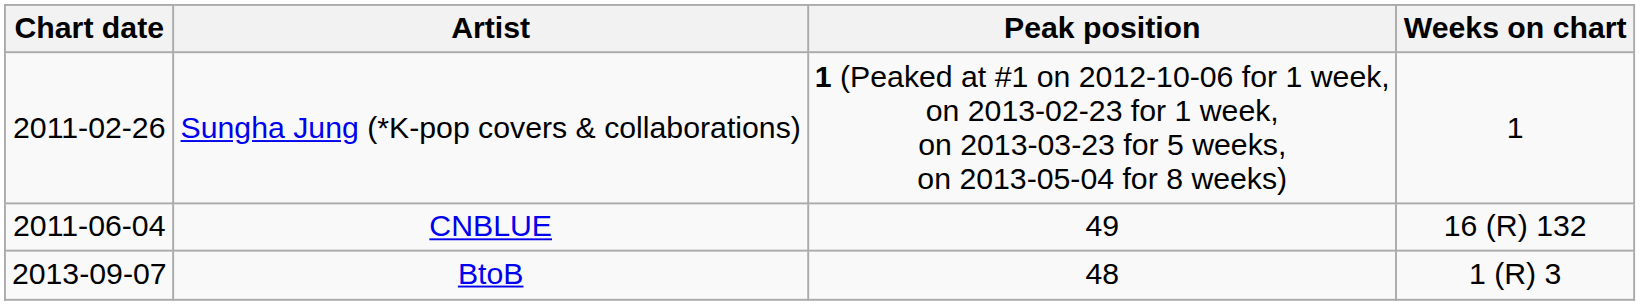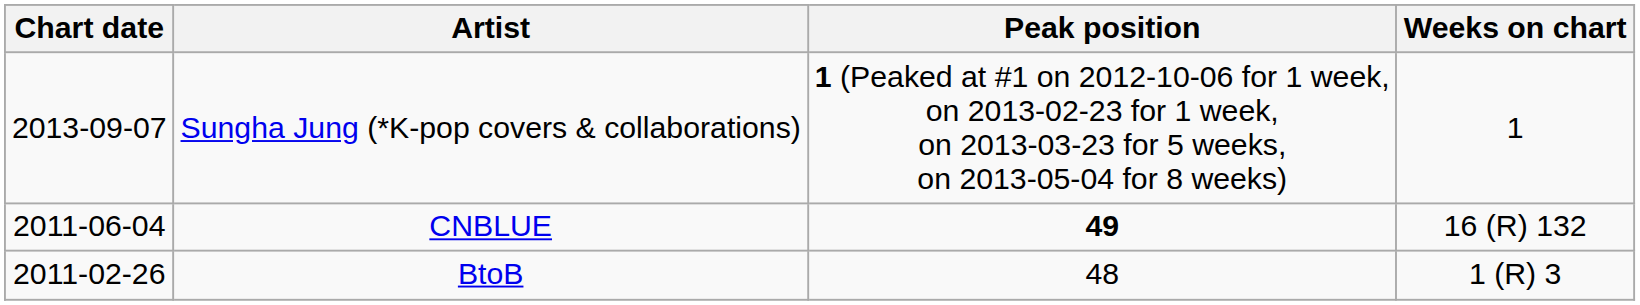(89, 127) 2011-02-26 -> (89, 127) 2013-09-07
(1102, 226) normal -> (1102, 226) bold
(89, 274) 2013-09-07 -> (89, 274) 2011-02-26
